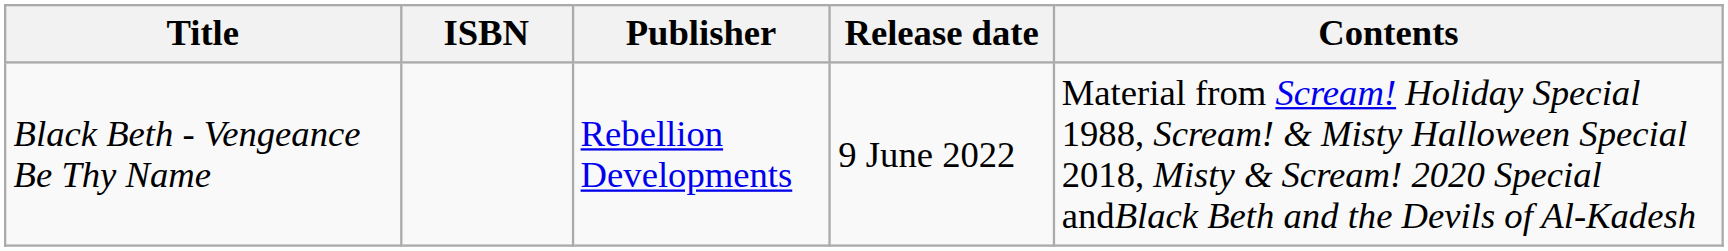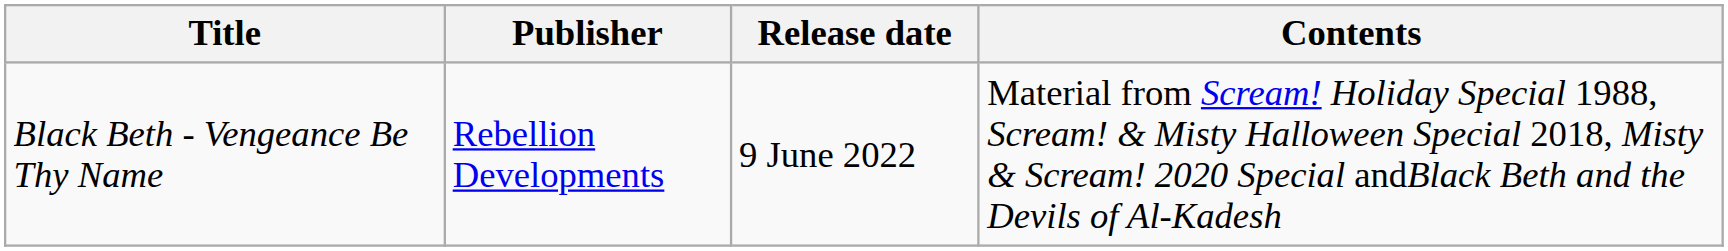- column: (486, 33)
